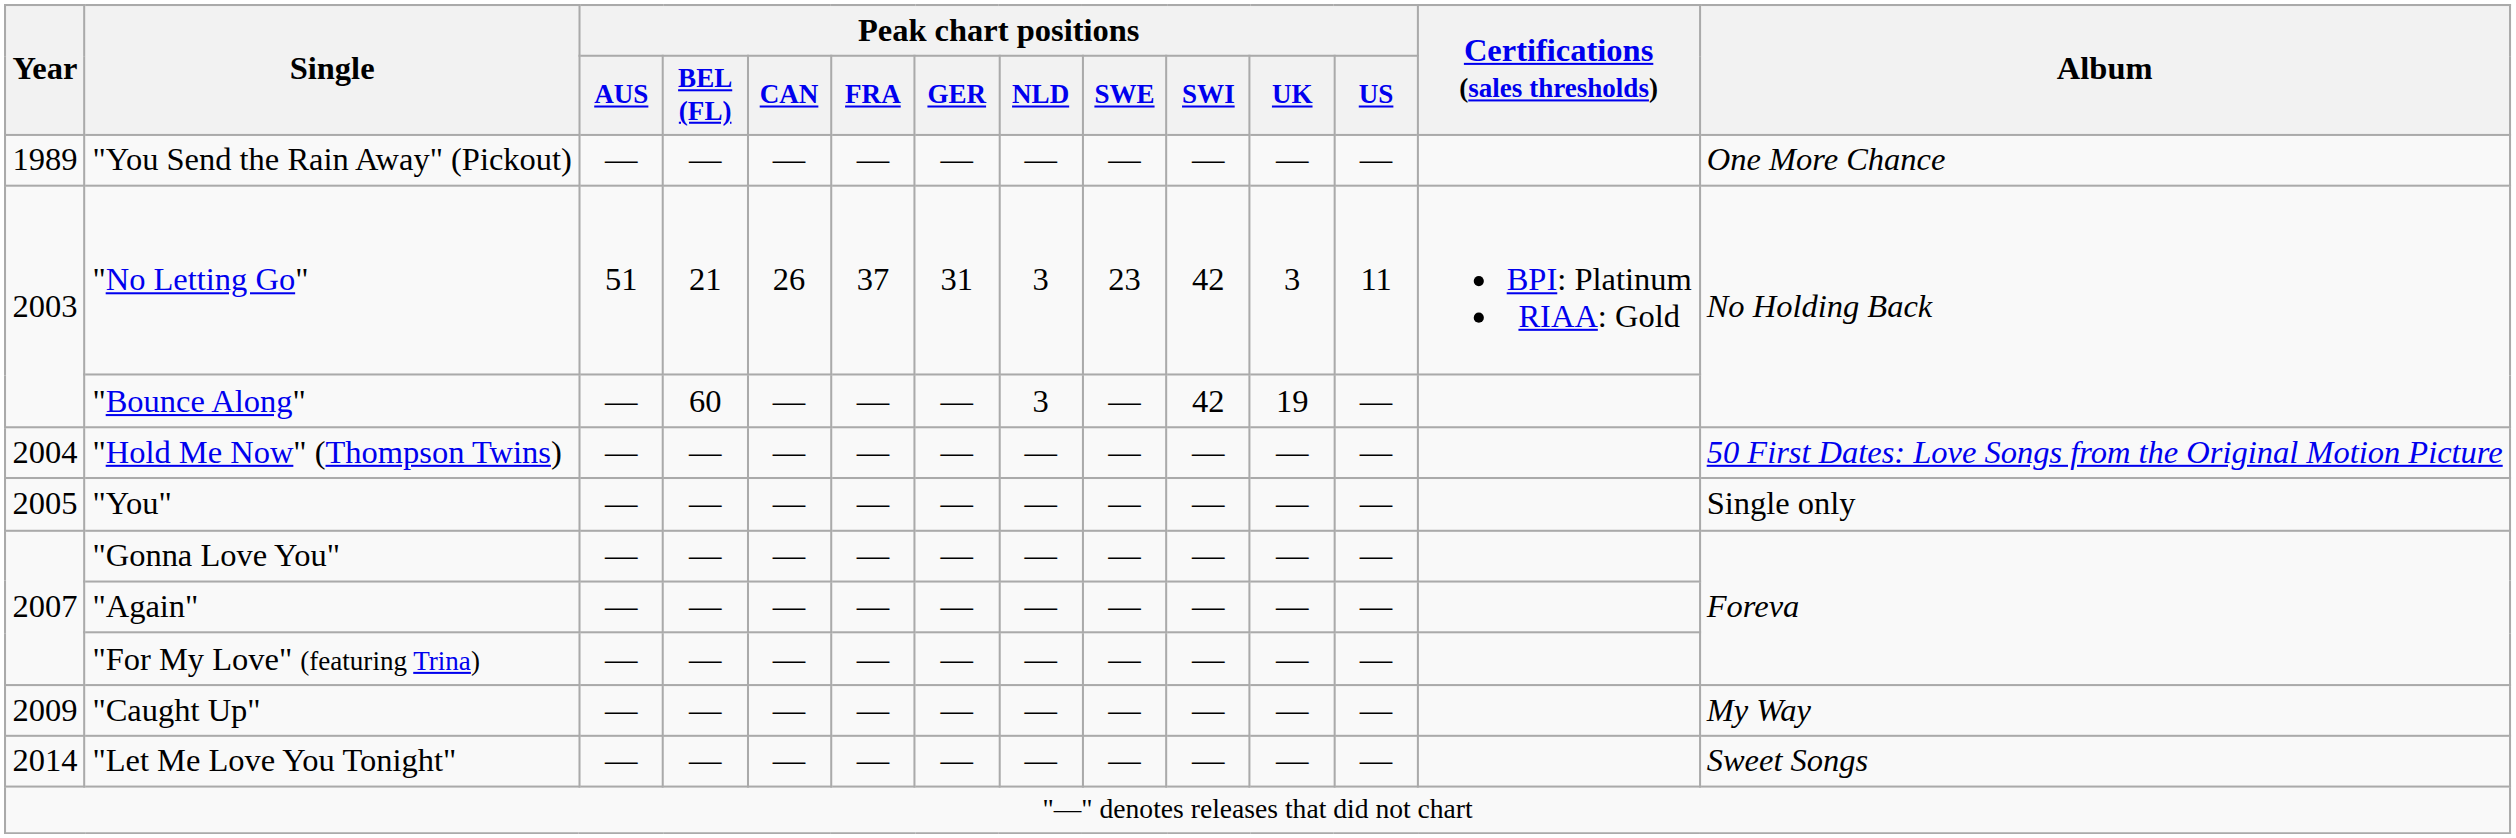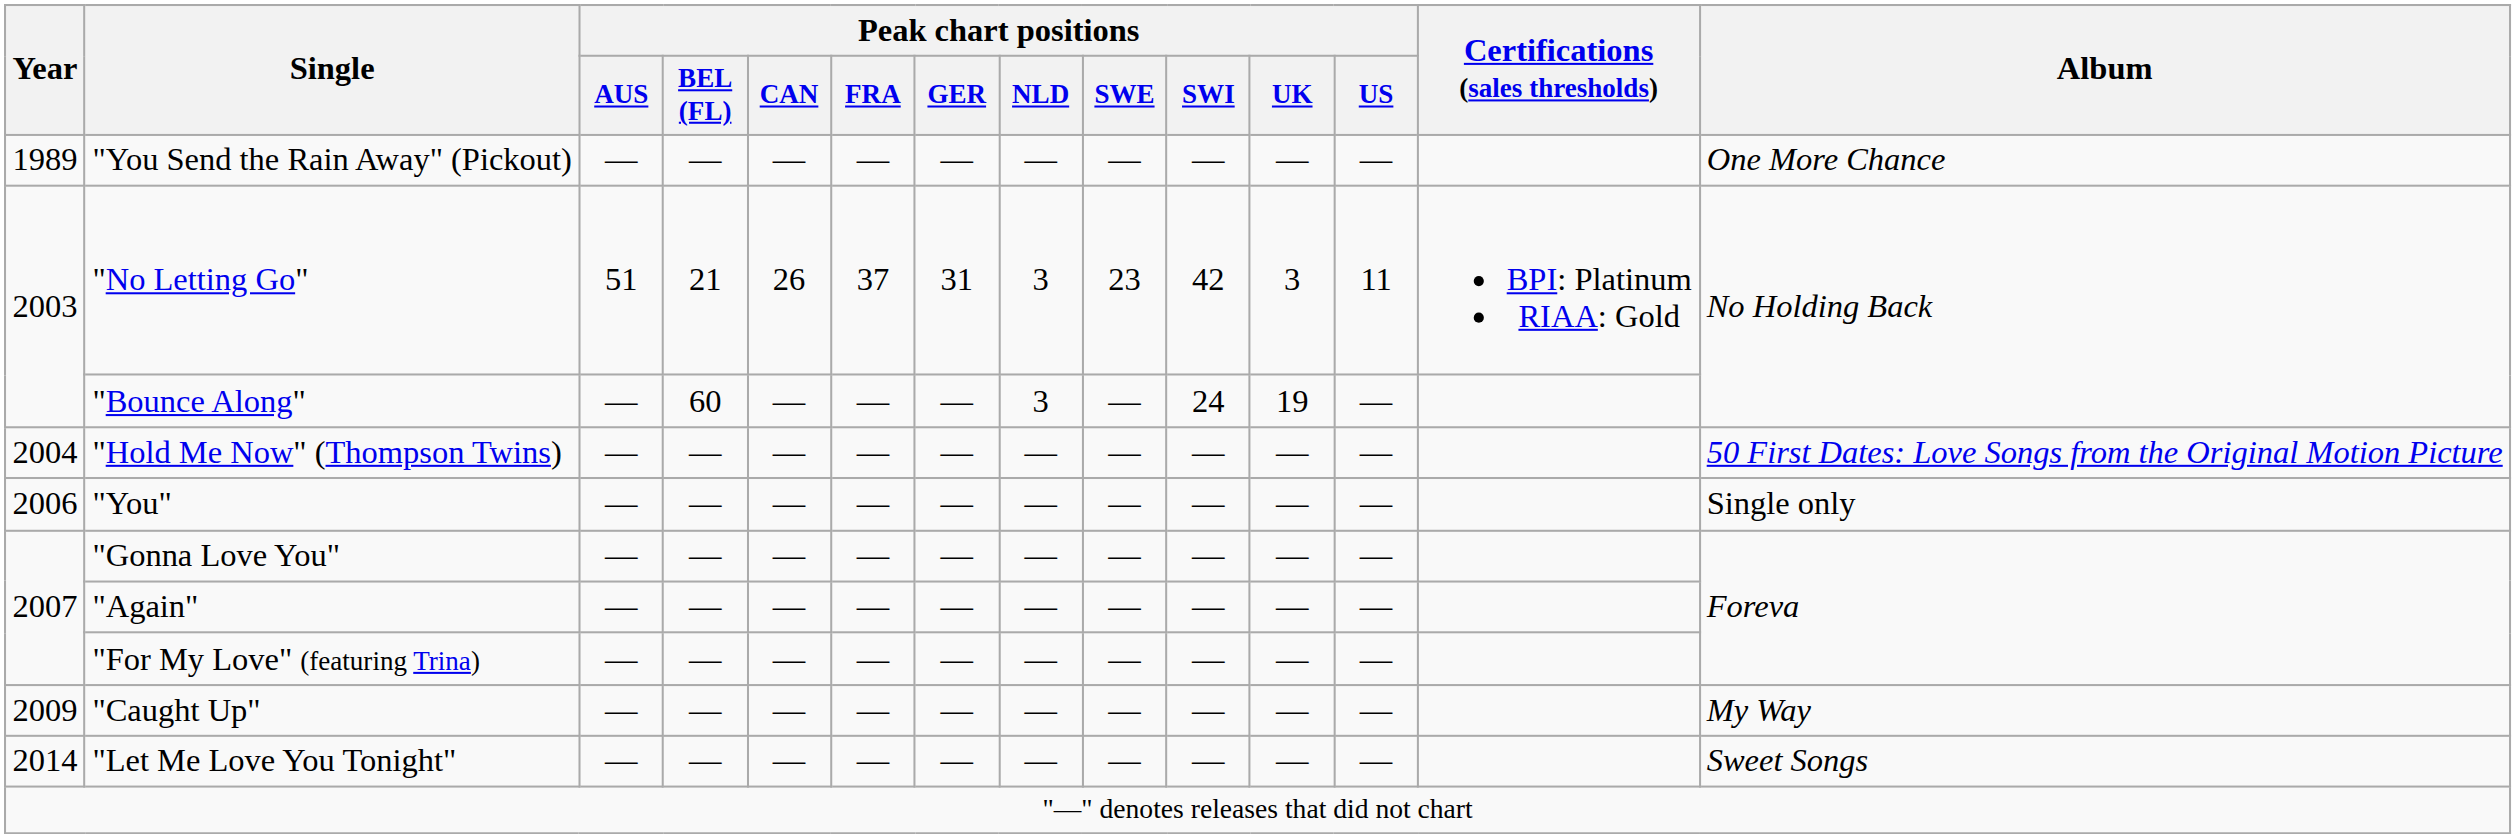(1208, 400) 42 -> (1208, 400) 24
(45, 503) 2005 -> (45, 503) 2006
